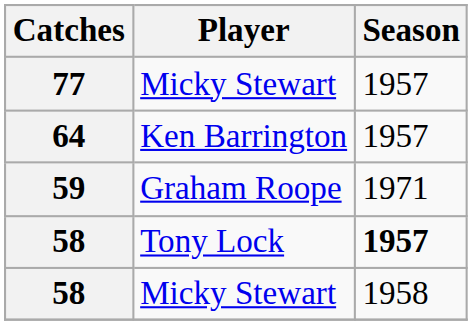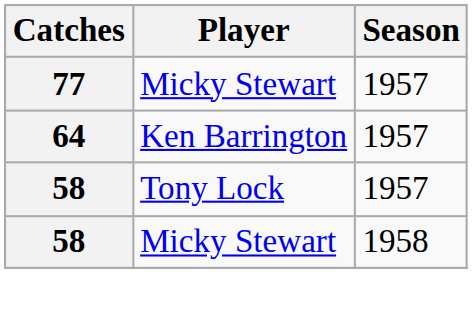- row: (69, 188)
(396, 240) bold -> (396, 188) normal
